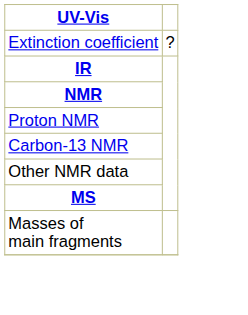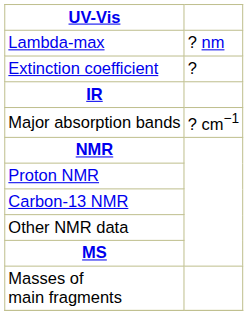+ row: (56, 43)
+ row: (94, 122)
